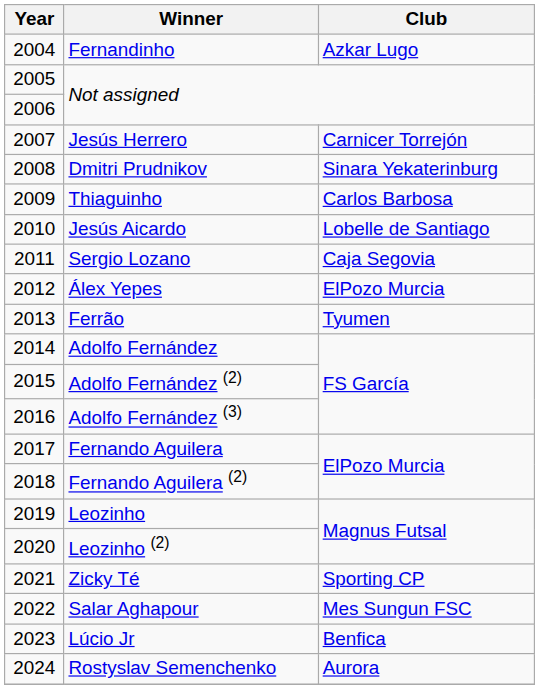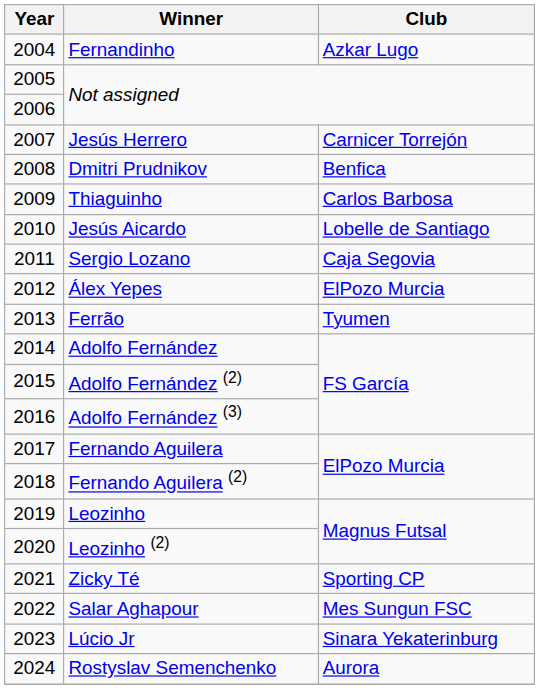(410, 169) Sinara Yekaterinburg -> (354, 169) Benfica
(354, 638) Benfica -> (410, 638) Sinara Yekaterinburg
